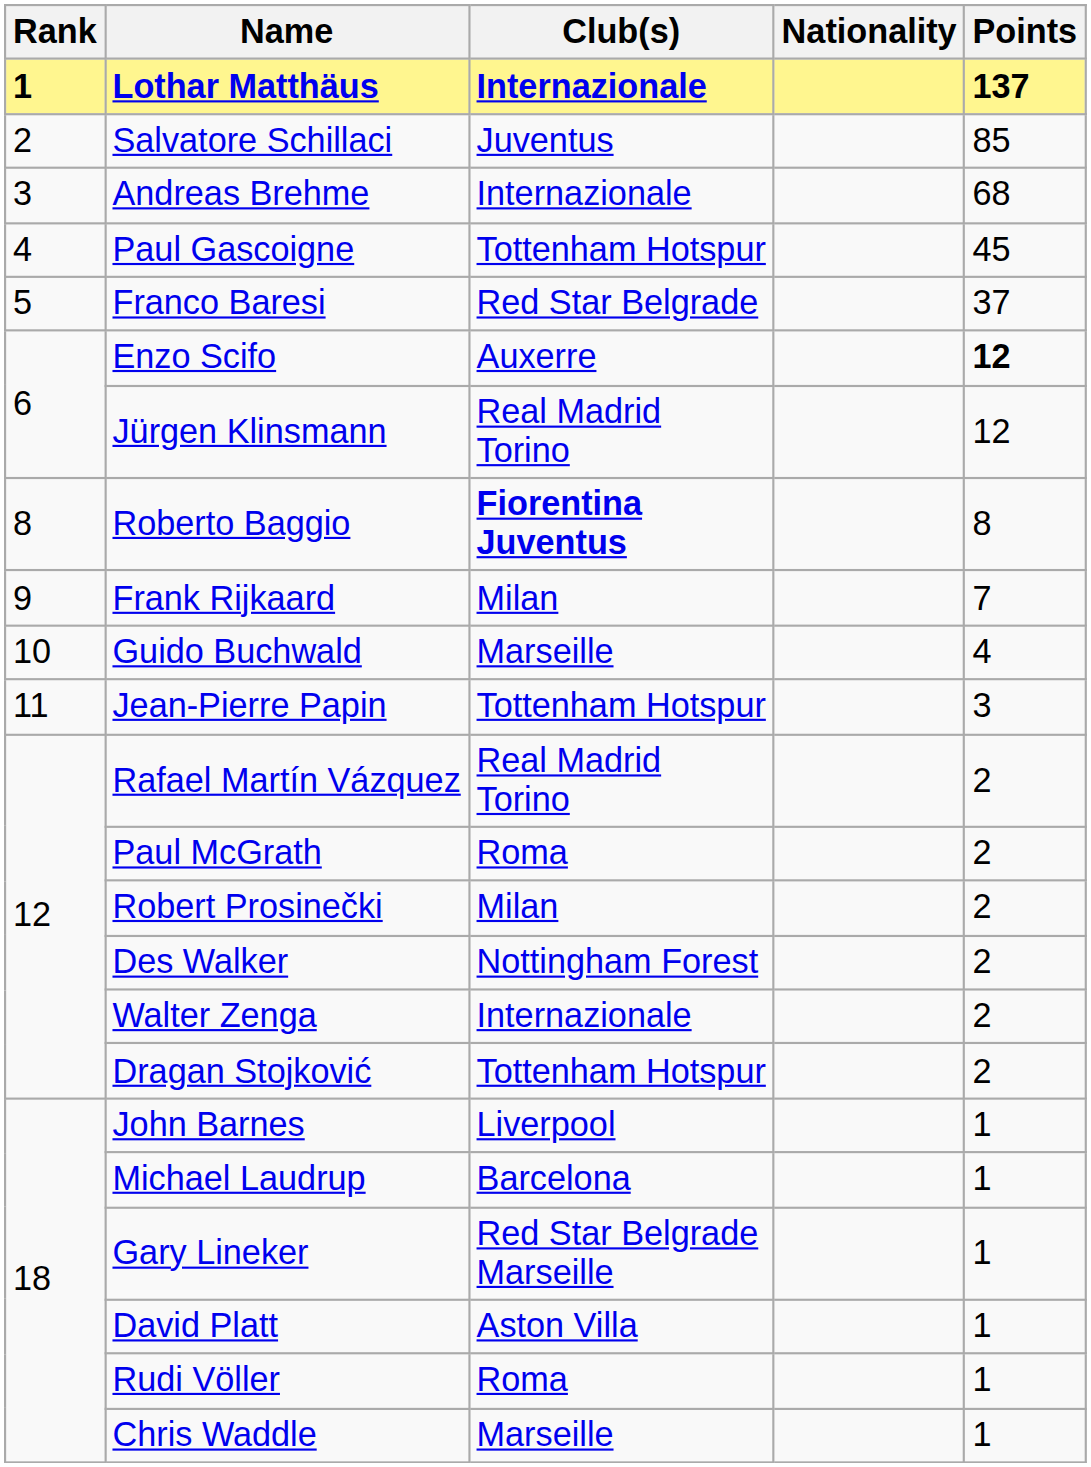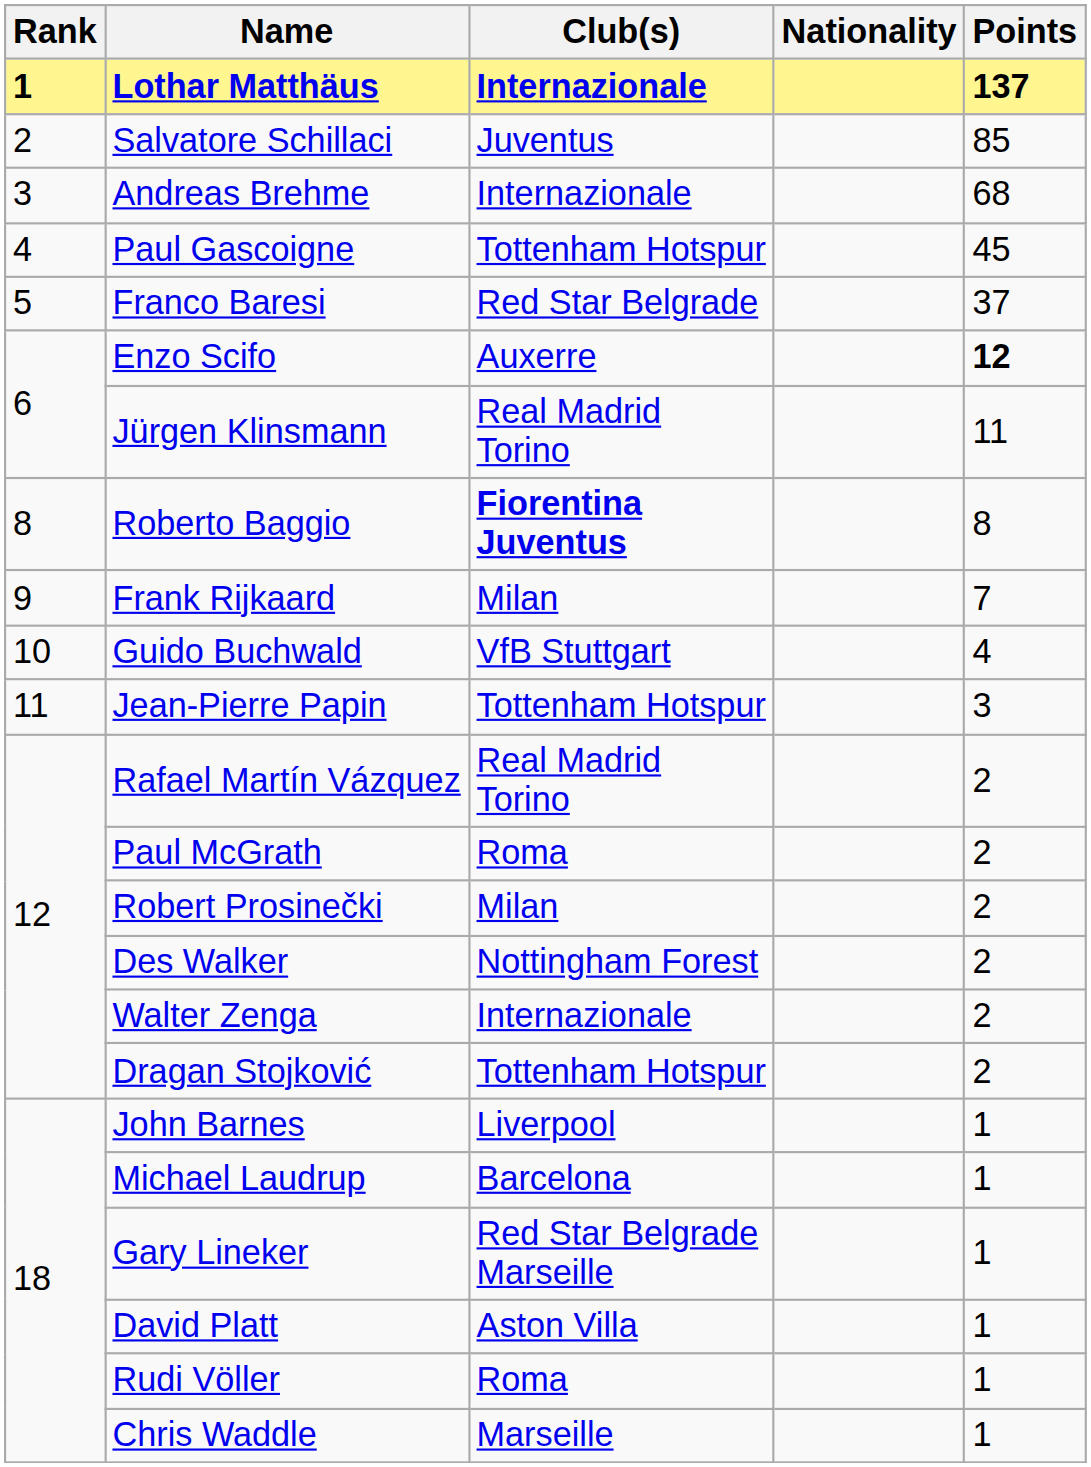(991, 431) 12 -> (990, 431) 11
(545, 651) Marseille -> (574, 651) VfB Stuttgart
